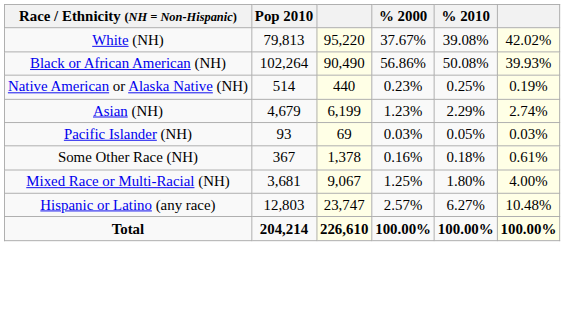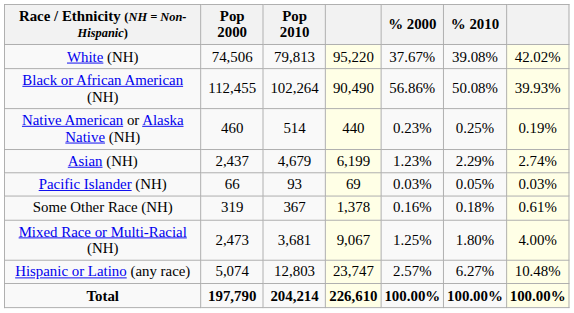+ column: (232, 24)
